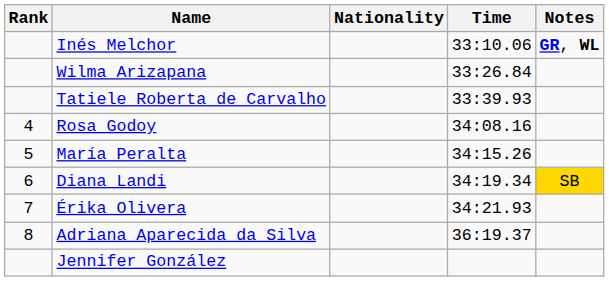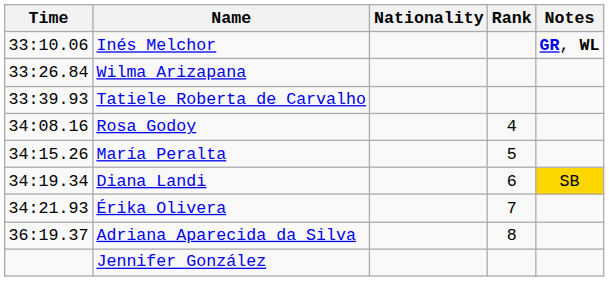columns swapped: (29, 18) <-> (492, 18)
